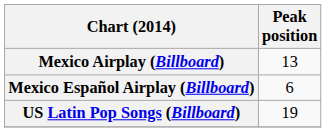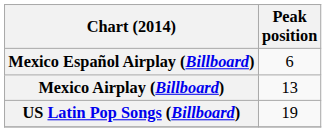rows swapped: (131, 87) <-> (131, 61)
